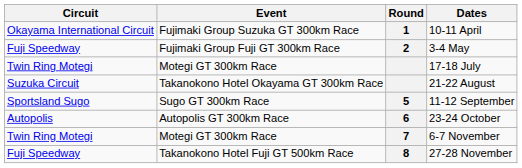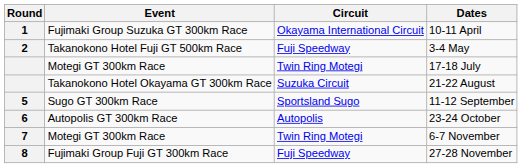columns swapped: (406, 13) <-> (80, 13)
(250, 48) Fujimaki Group Fuji GT 300km Race -> (145, 48) Takanokono Hotel Fuji GT 500km Race
(256, 153) Takanokono Hotel Fuji GT 500km Race -> (138, 153) Fujimaki Group Fuji GT 300km Race
